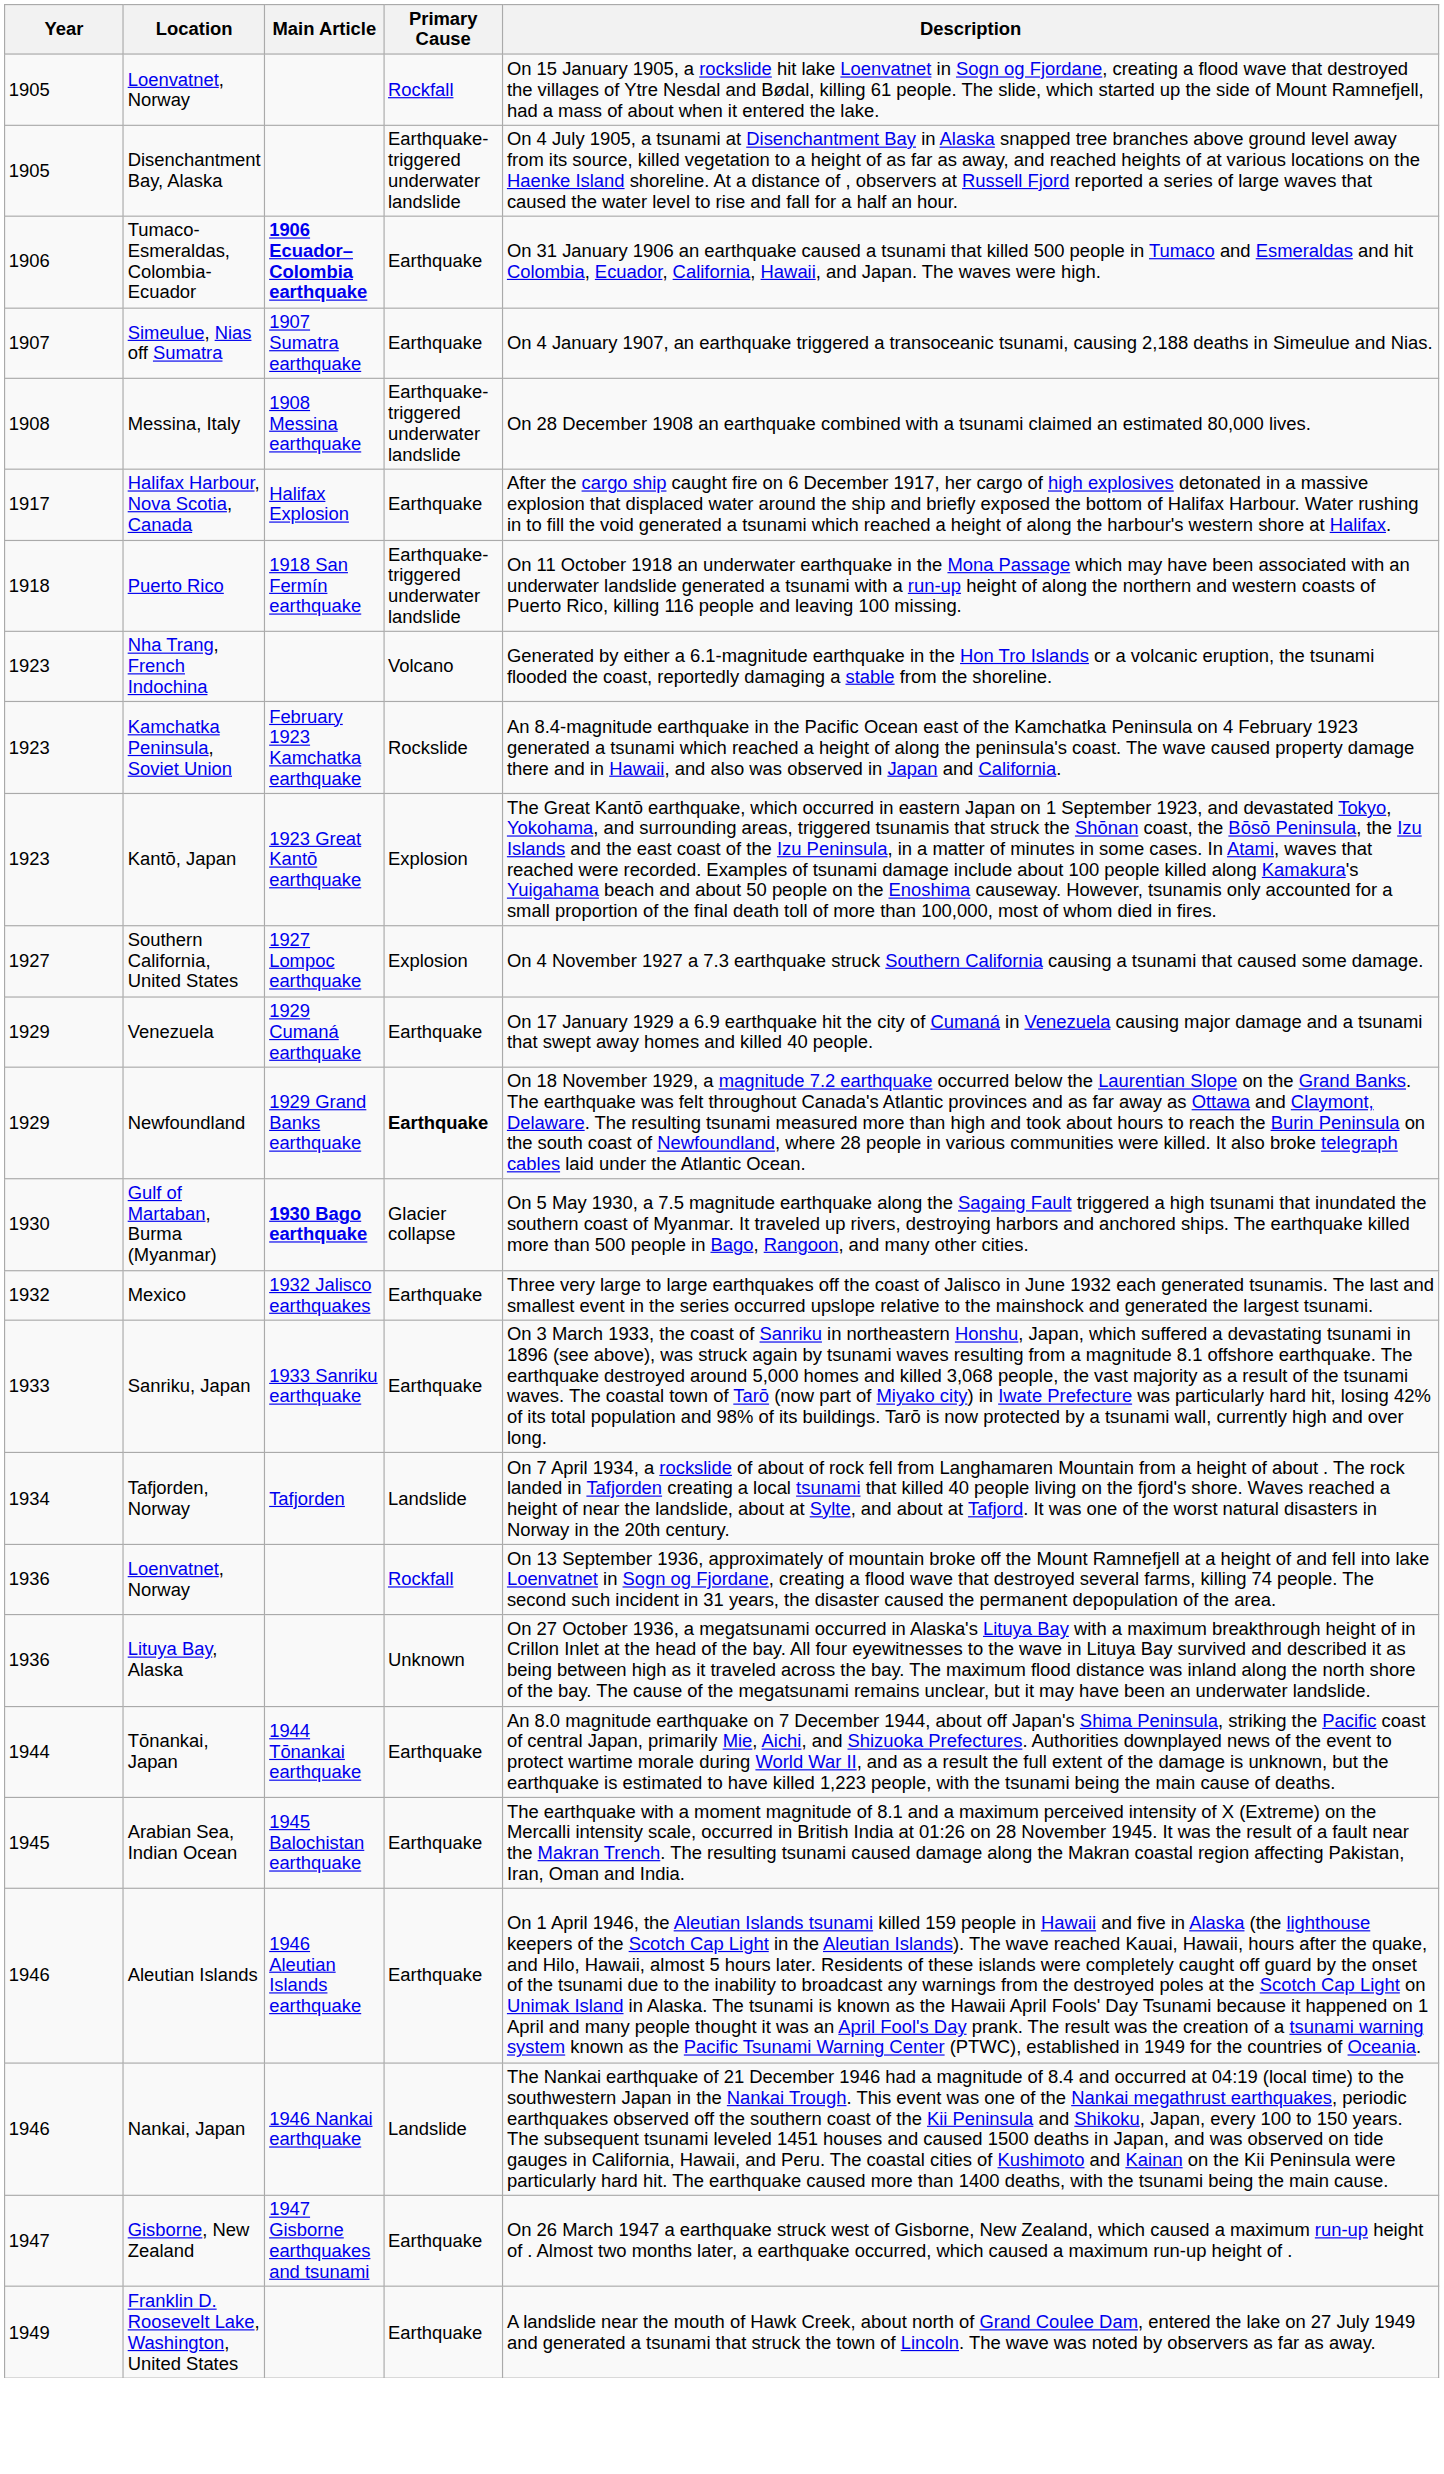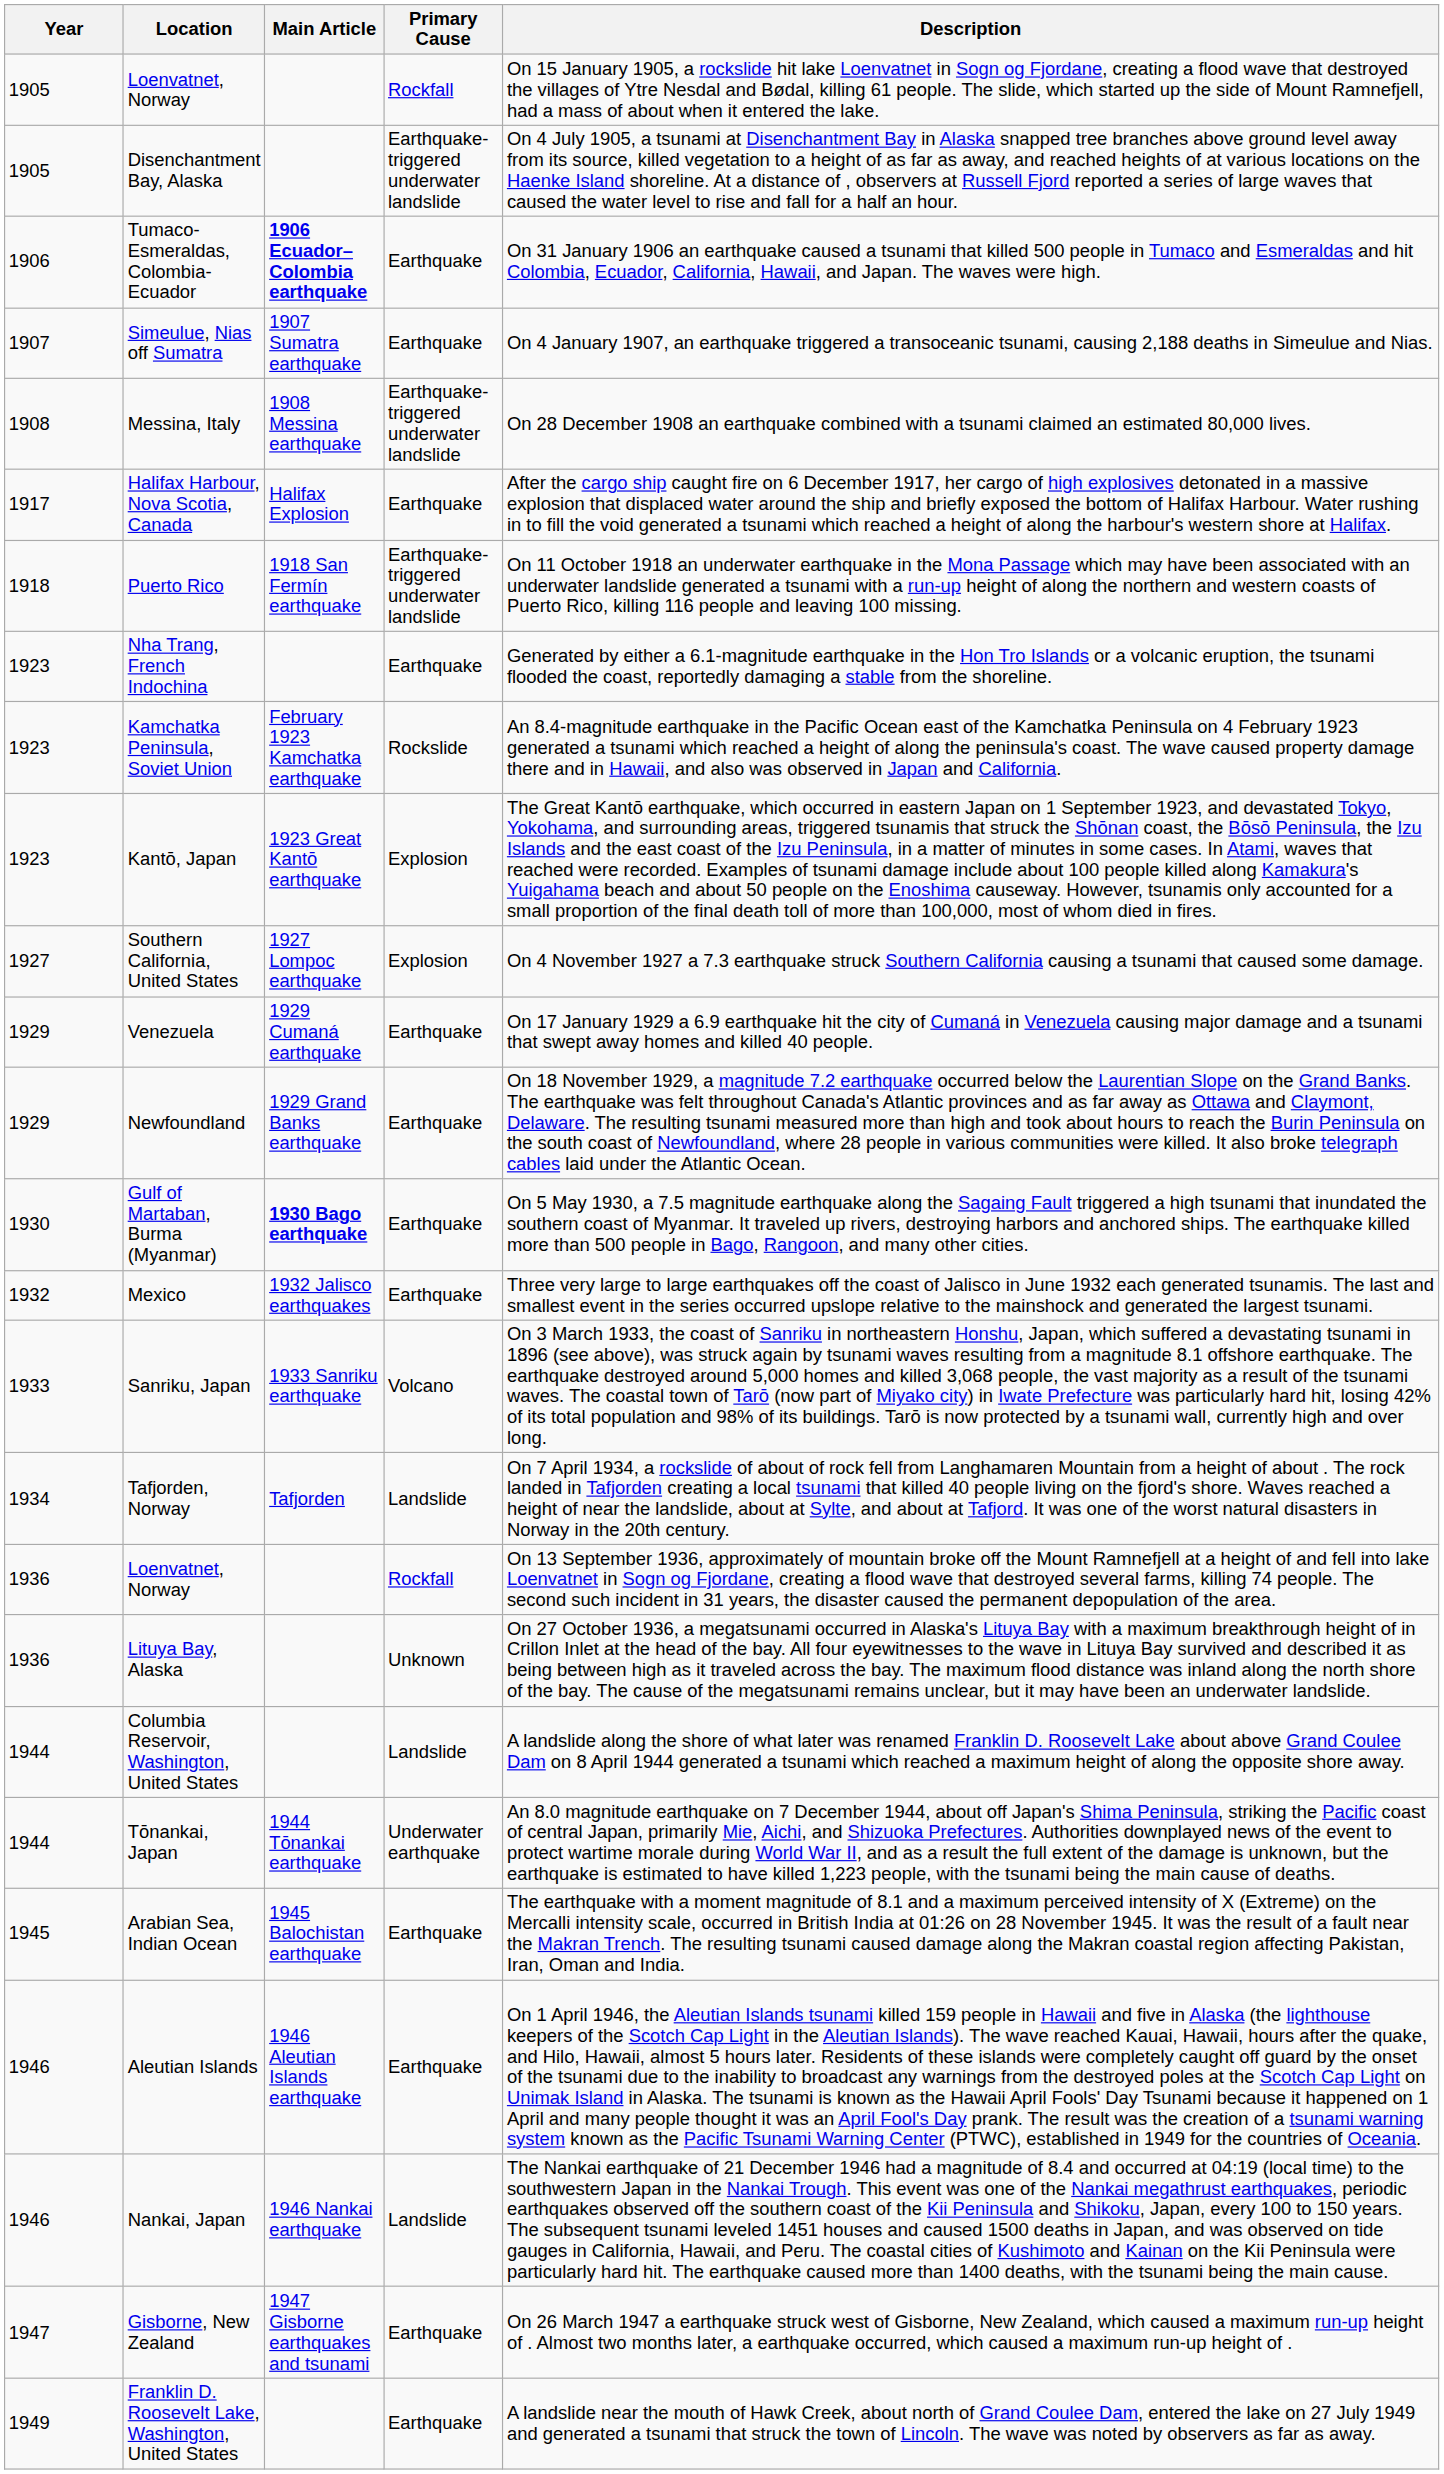(421, 666) Volcano -> (435, 666) Earthquake
(438, 1122) bold -> (435, 1122) normal
(422, 1224) Glacier collapse -> (435, 1224) Earthquake
(435, 1386) Earthquake -> (421, 1386) Volcano
+ row: (29, 1751)
(435, 1751) Earthquake -> (436, 1842) Underwater earthquake
